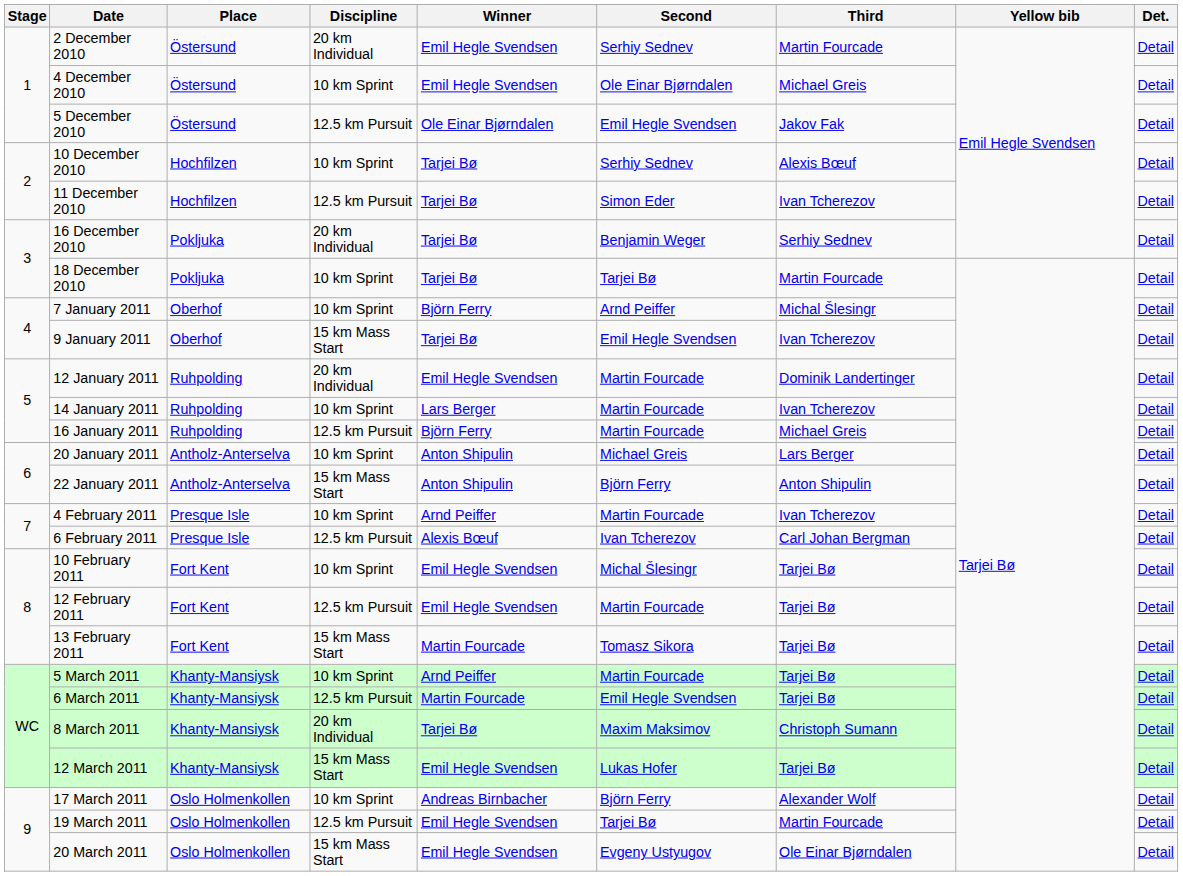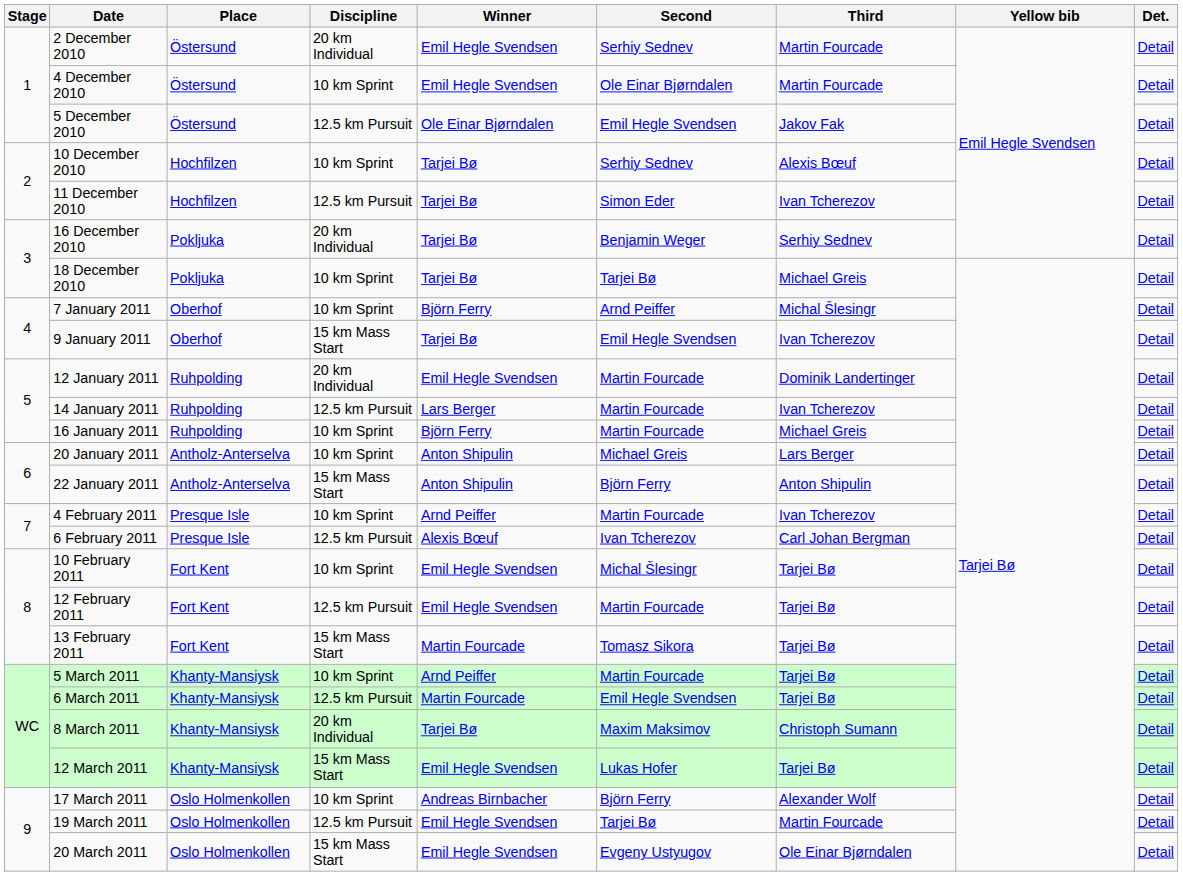(823, 85) Michael Greis -> (831, 85) Martin Fourcade
(831, 278) Martin Fourcade -> (823, 278) Michael Greis
(353, 409) 10 km Sprint -> (362, 409) 12.5 km Pursuit
(362, 431) 12.5 km Pursuit -> (353, 431) 10 km Sprint
